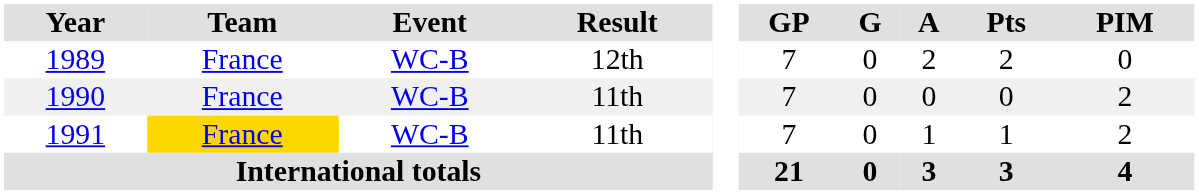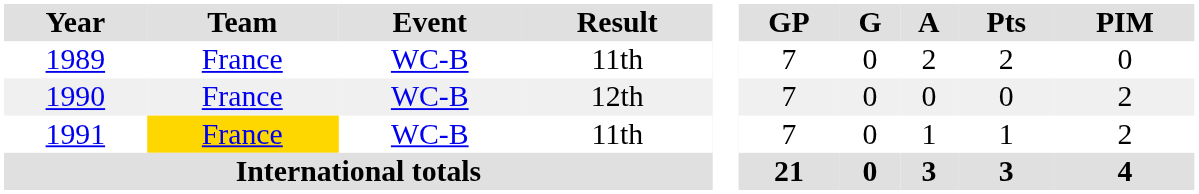(617, 59) 12th -> (617, 59) 11th
(617, 96) 11th -> (617, 96) 12th
